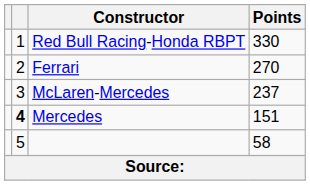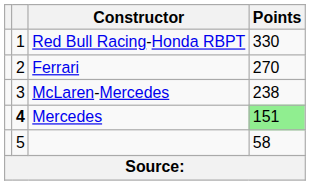(266, 92) 237 -> (266, 92) 238
(266, 117) no background -> (266, 117) lightgreen background
